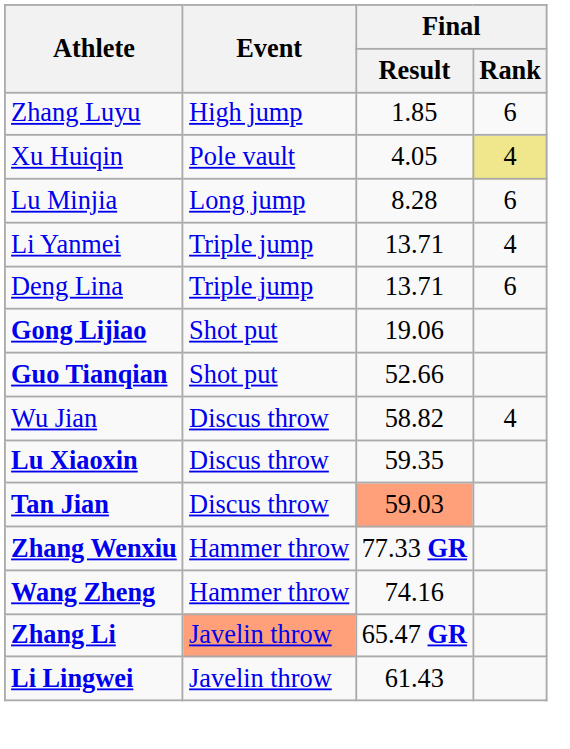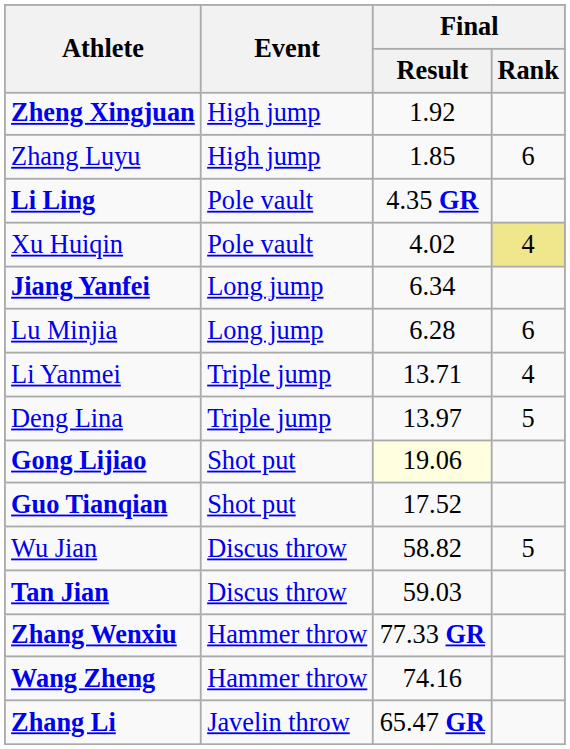+ row: (103, 113)
+ row: (53, 200)
(414, 157) 4.05 -> (432, 243) 4.02
+ row: (80, 287)
(414, 200) 8.28 -> (432, 330) 6.28
(414, 287) 13.71 -> (432, 417) 13.97
(510, 287) 6 -> (528, 417) 5
(414, 330) no background -> (432, 461) lightyellow background
(414, 374) 52.66 -> (432, 504) 17.52
(510, 417) 4 -> (528, 548) 5
- row: (74, 461)
(414, 504) lightsalmon background -> (432, 591) no background
(260, 635) lightsalmon background -> (278, 722) no background
- row: (72, 678)
